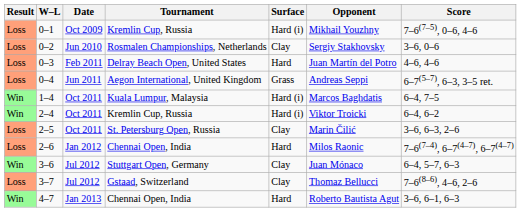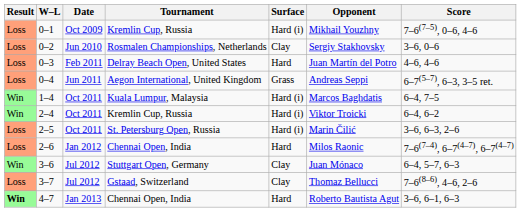(281, 129) Clay -> (287, 129) Hard (i)
(15, 199) normal -> (16, 199) bold
